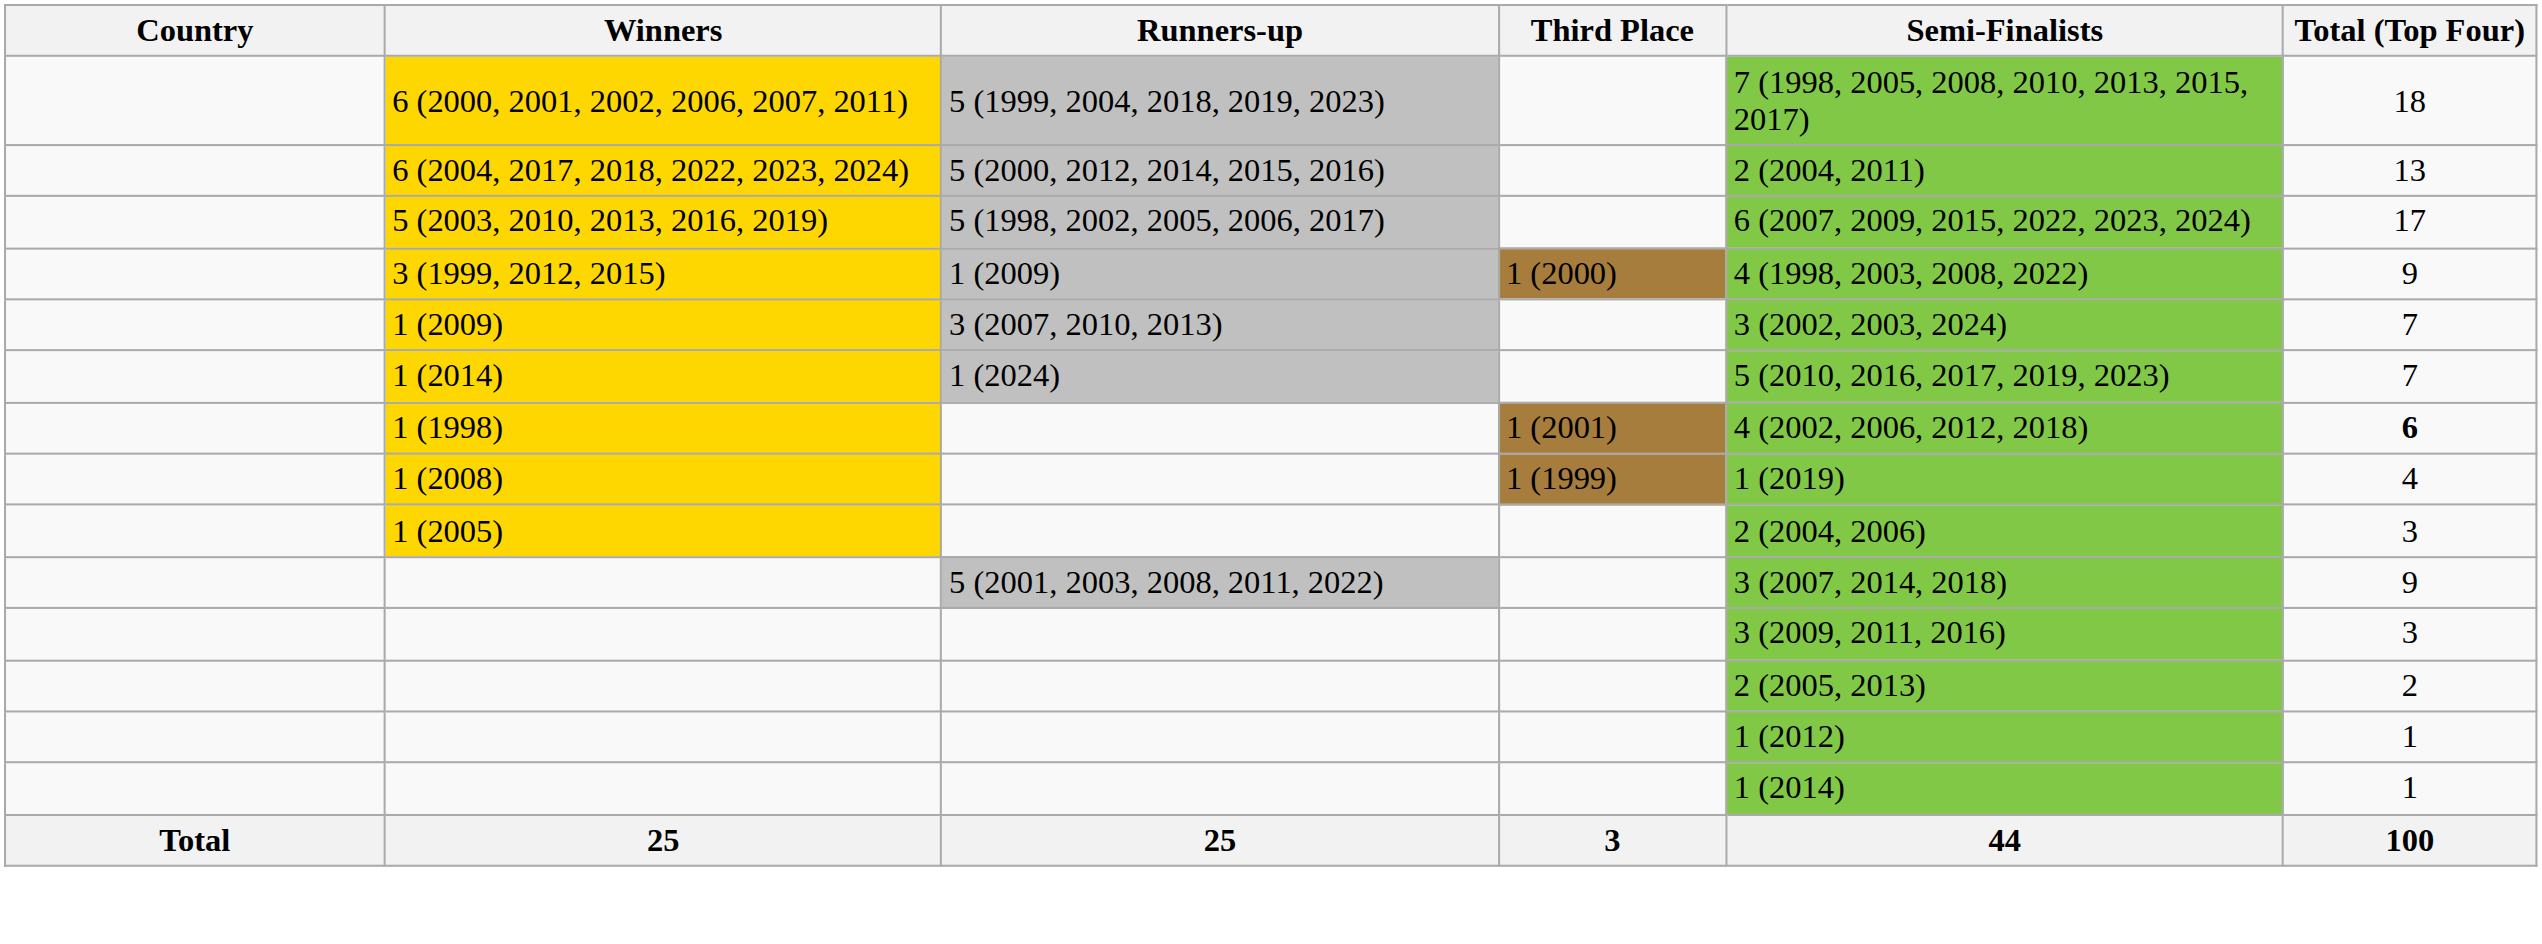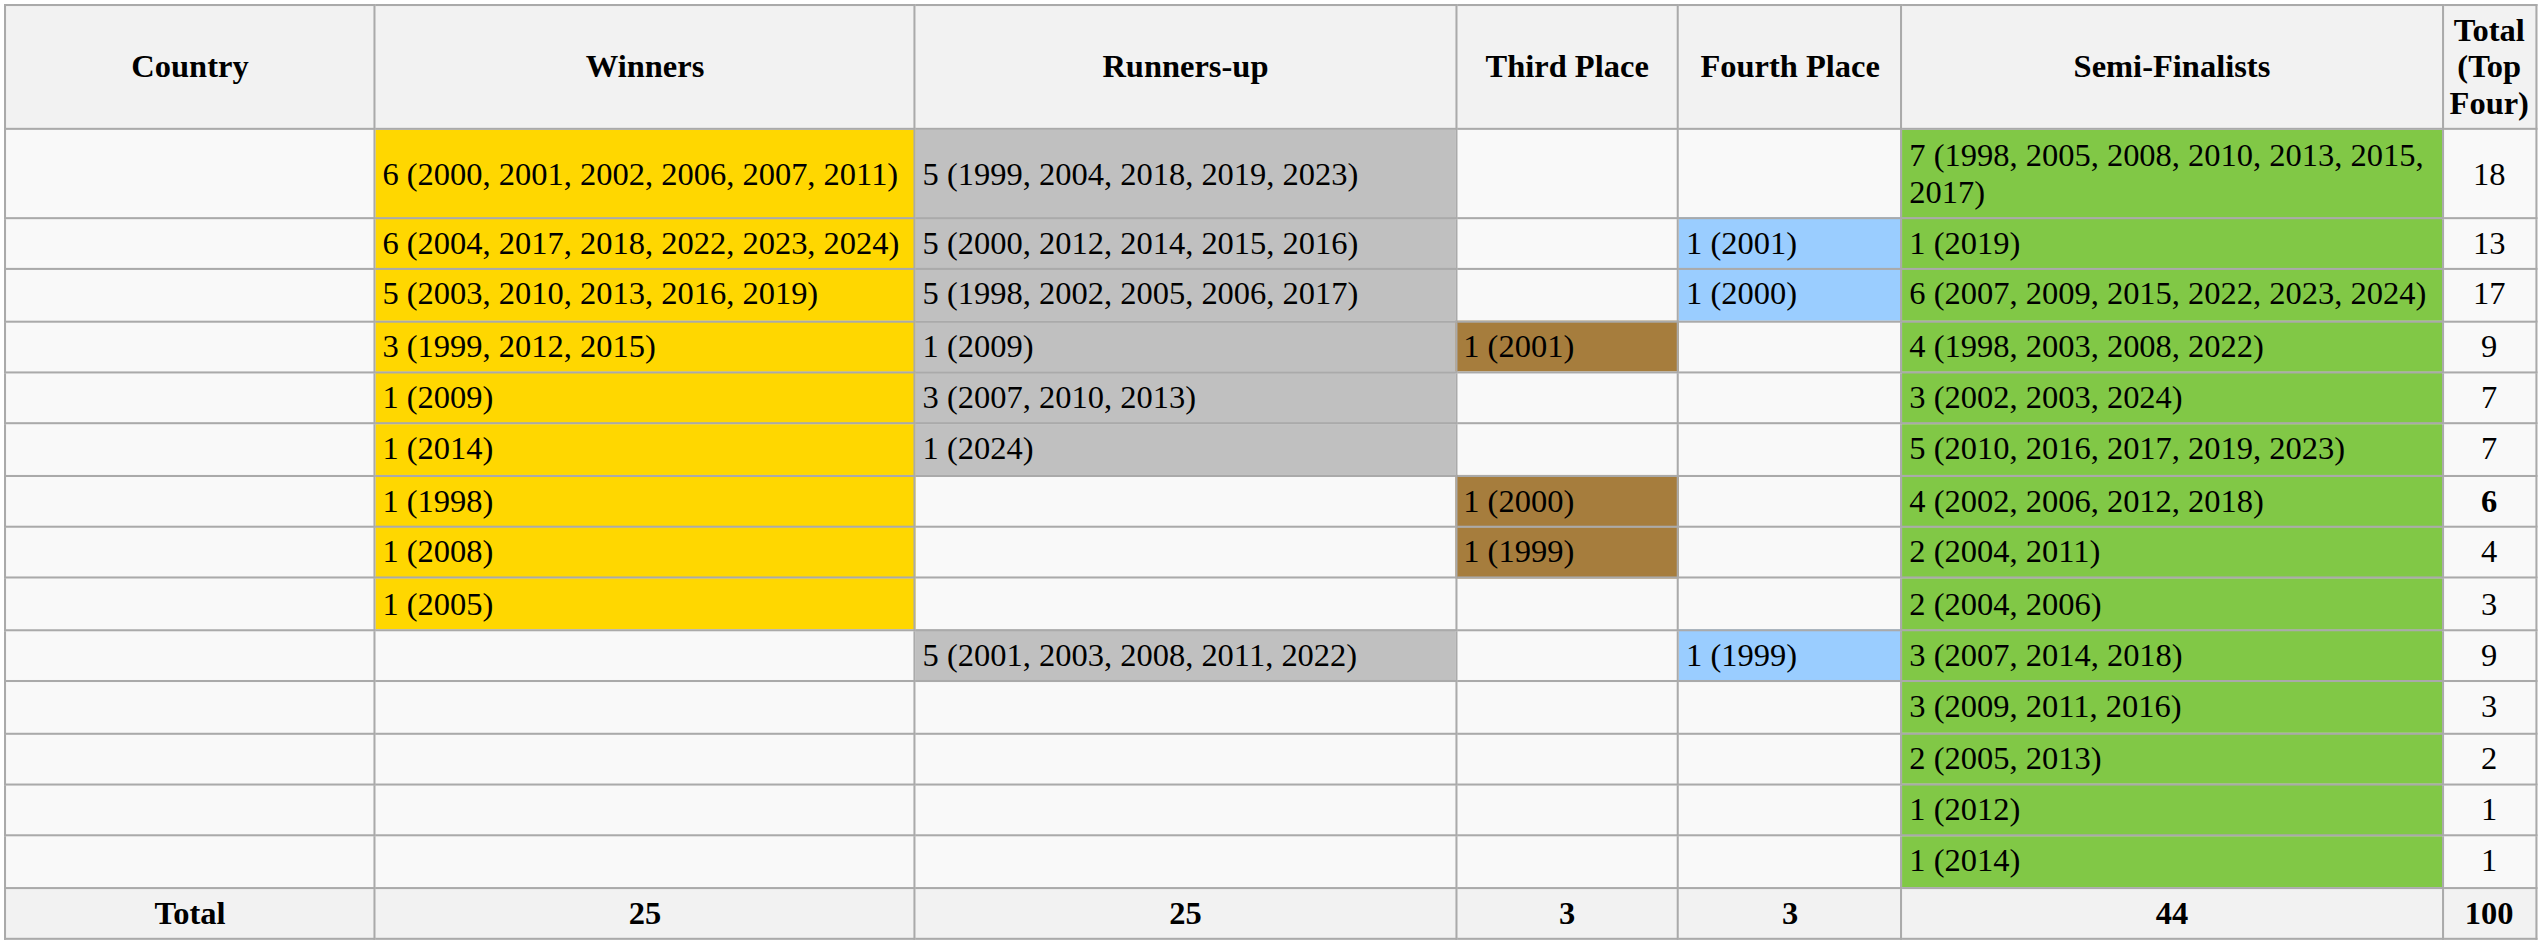+ column: (1790, 66)
(1829, 169) 2 (2004, 2011) -> (1965, 242) 1 (2019)
(1561, 272) 1 (2000) -> (1519, 345) 1 (2001)
(1561, 427) 1 (2001) -> (1519, 500) 1 (2000)
(1789, 478) 1 (2019) -> (2005, 551) 2 (2004, 2011)
